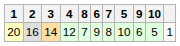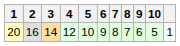columns swapped: (124, 13) <-> (85, 13)
